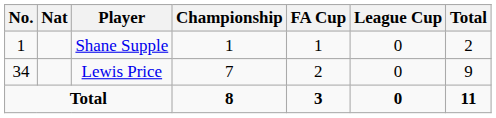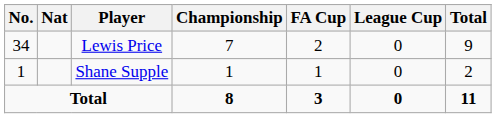rows swapped: (122, 71) <-> (122, 44)
